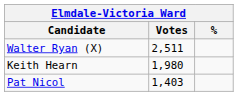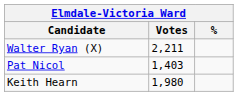(167, 48) 2,511 -> (167, 48) 2,211
rows swapped: (42, 65) <-> (36, 83)
